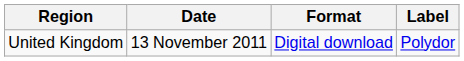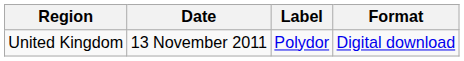columns swapped: (334, 17) <-> (428, 17)
